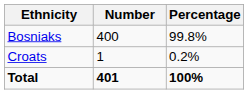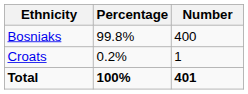columns swapped: (130, 15) <-> (205, 15)
